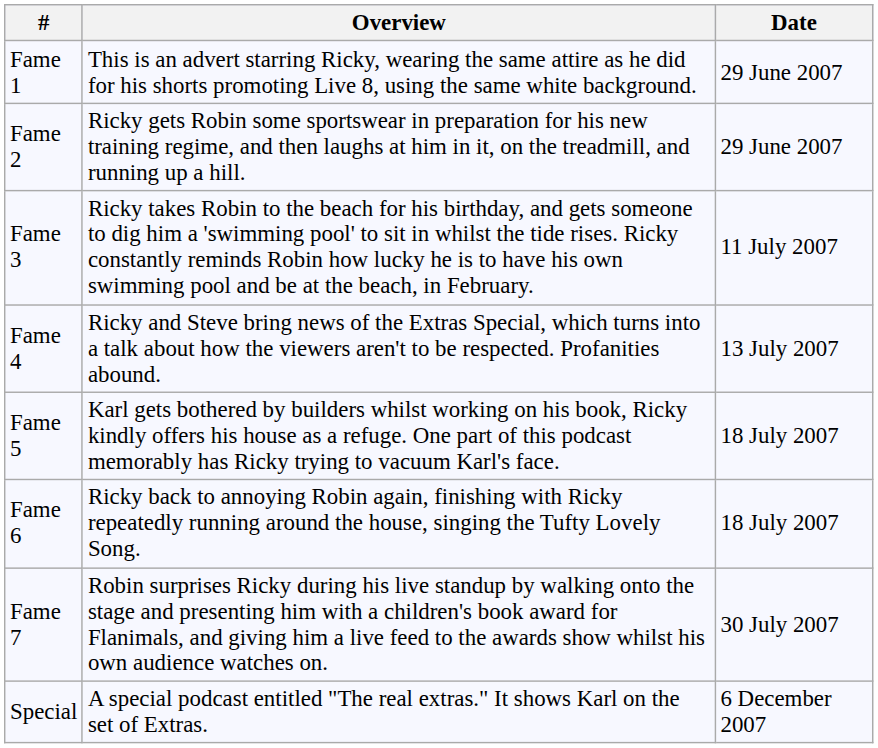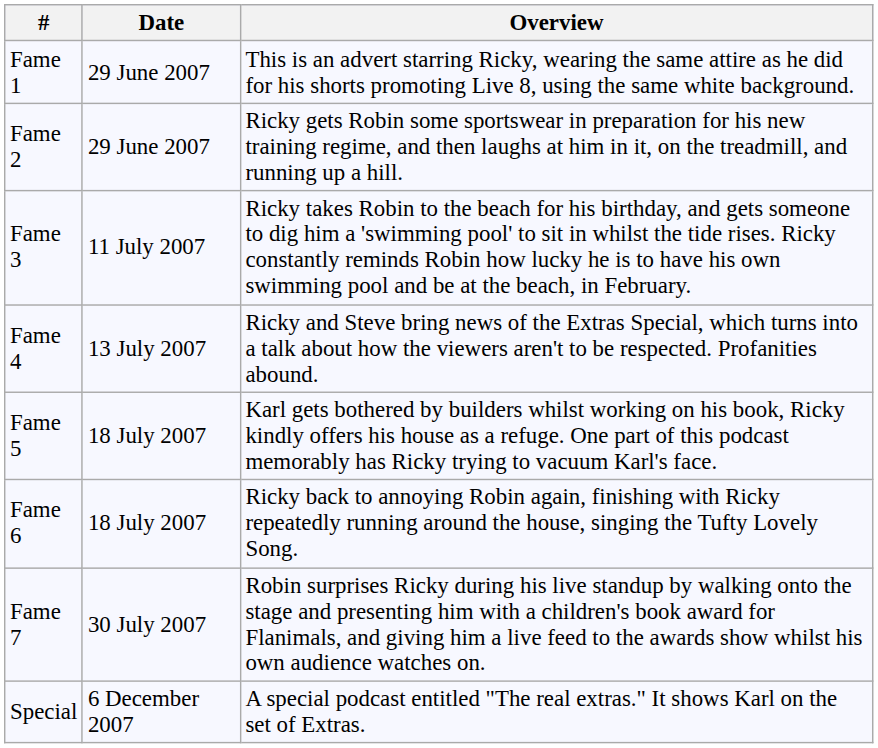columns swapped: (794, 22) <-> (399, 22)
